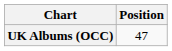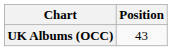(142, 35) 47 -> (142, 35) 43
